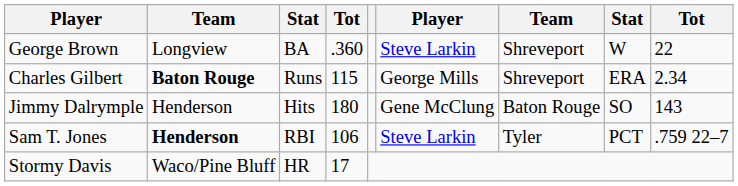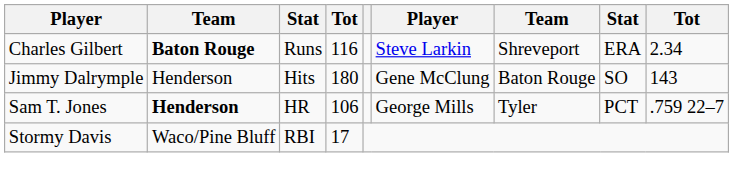- row: (64, 48)
(344, 78) 115 -> (344, 48) 116
(429, 78) George Mills -> (423, 48) Steve Larkin
(299, 136) RBI -> (297, 107) HR
(428, 136) Steve Larkin -> (425, 107) George Mills
(297, 166) HR -> (299, 136) RBI
